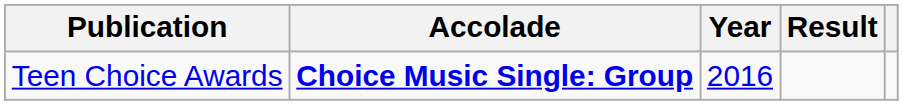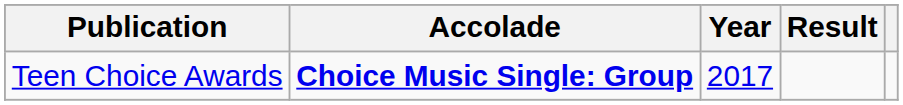(740, 75) 2016 -> (740, 75) 2017
